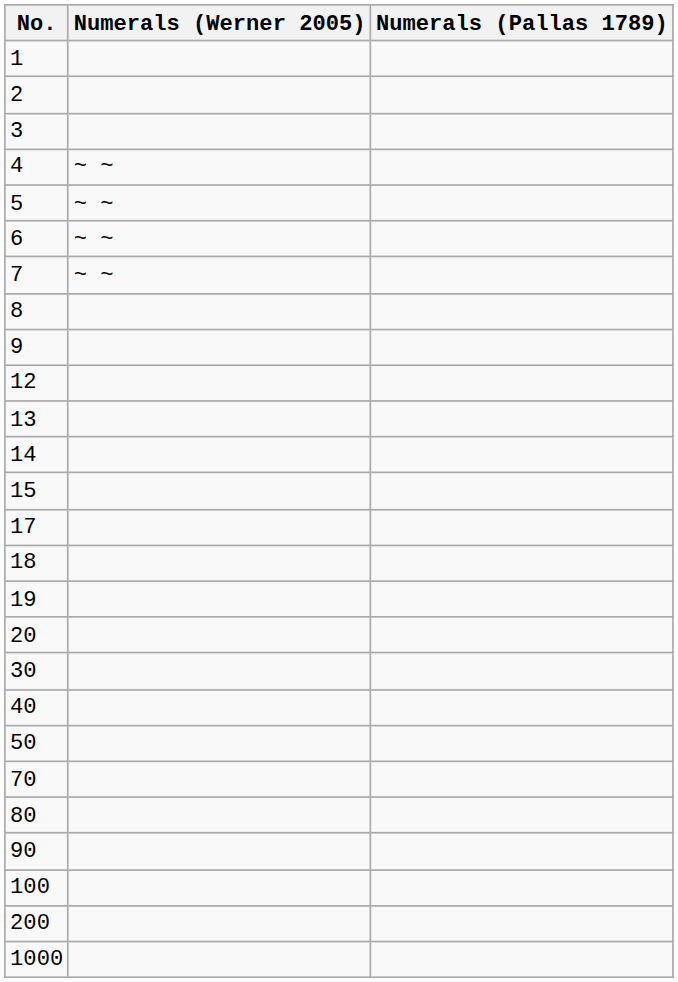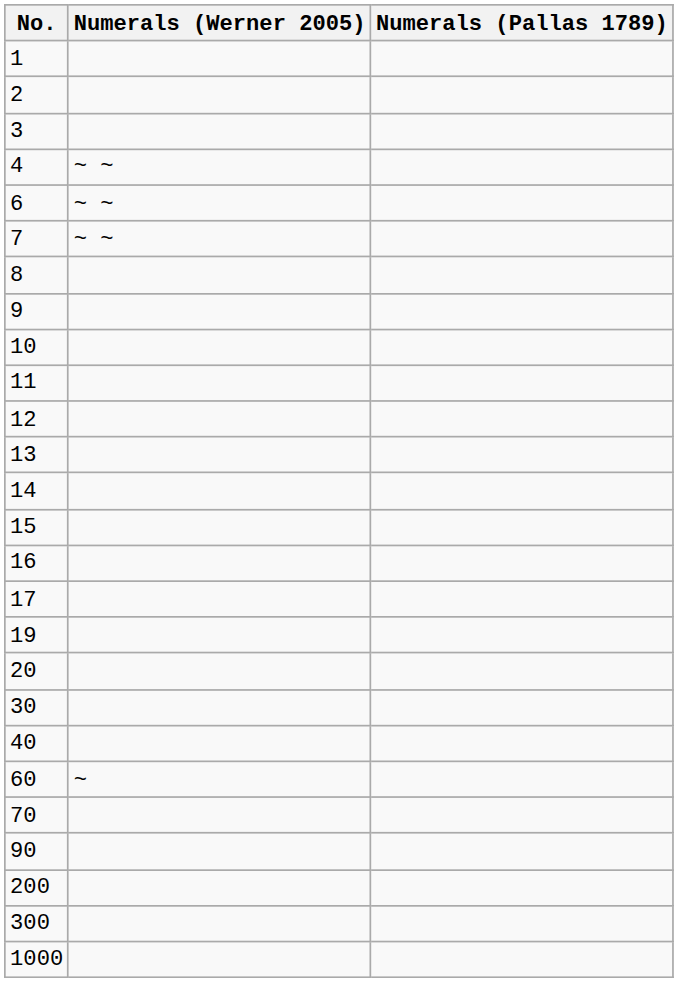- row: (17, 203)
+ row: (23, 347)
+ row: (23, 383)
+ row: (23, 563)
- row: (23, 563)
- row: (23, 743)
+ row: (23, 779)
- row: (23, 815)
- row: (30, 887)
+ row: (30, 923)
